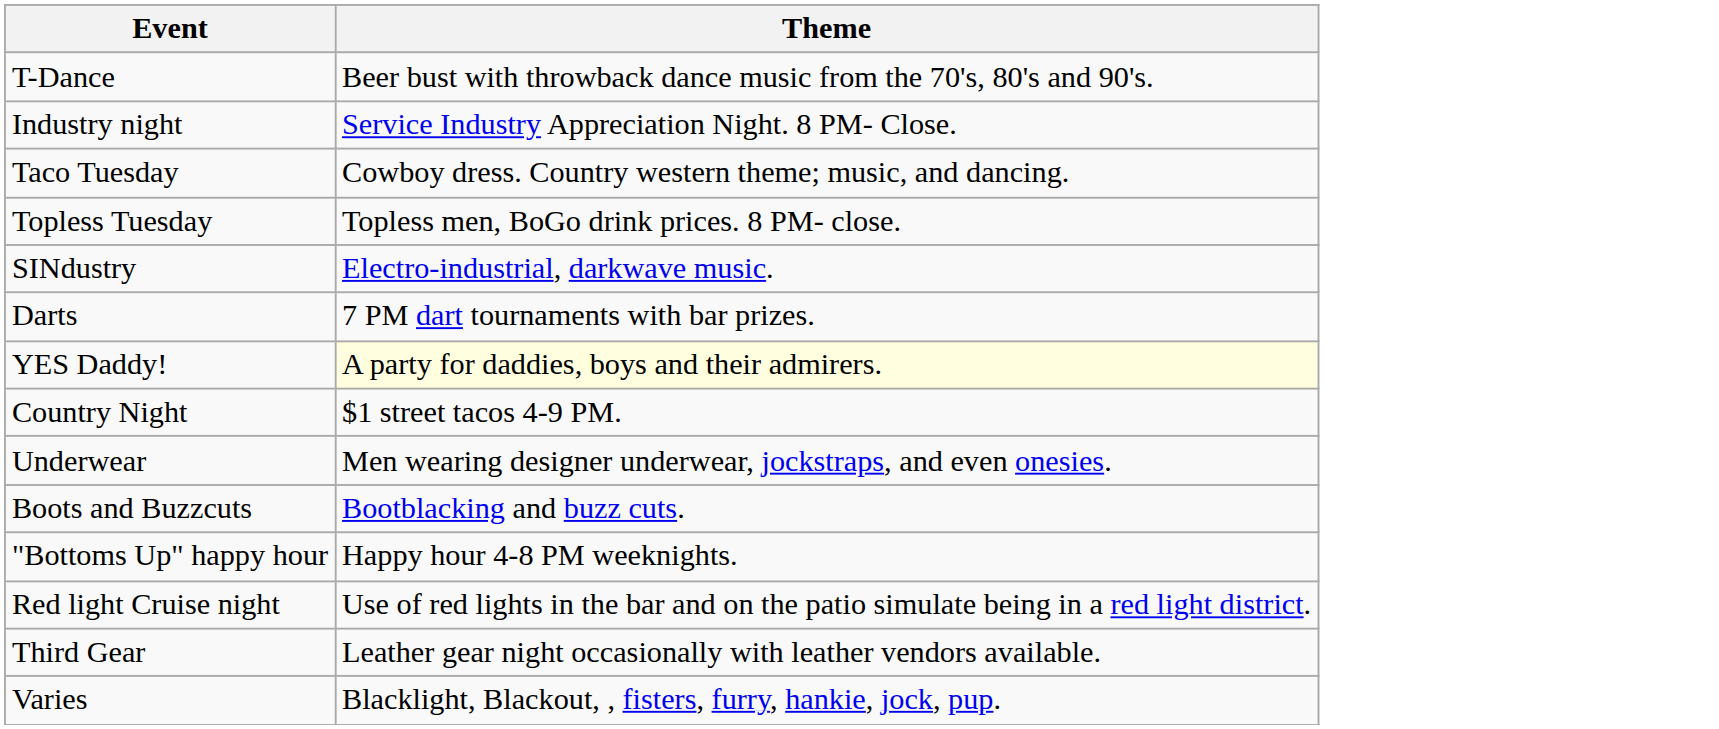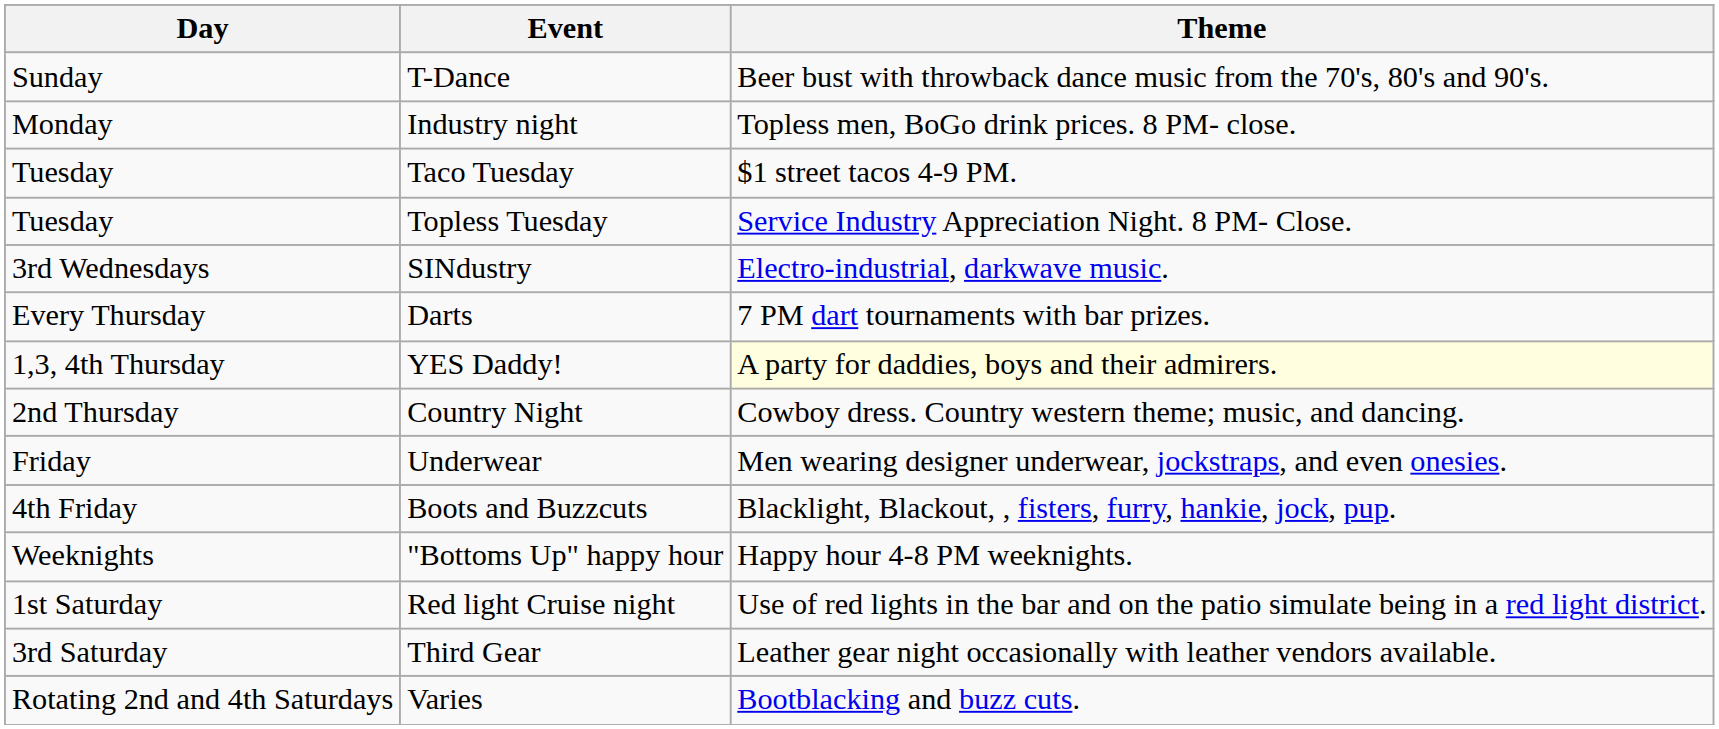+ column: (203, 28)
(649, 124) Service Industry Appreciation Night. 8 PM- Close. -> (1017, 124) Topless men, BoGo drink prices. 8 PM- close.
(706, 172) Cowboy dress. Country western theme; music, and dancing. -> (877, 172) $1 street tacos 4-9 PM.
(621, 220) Topless men, BoGo drink prices. 8 PM- close. -> (1045, 220) Service Industry Appreciation Night. 8 PM- Close.
(482, 412) $1 street tacos 4-9 PM. -> (1101, 412) Cowboy dress. Country western theme; music, and dancing.
(513, 508) Bootblacking and buzz cuts. -> (1067, 508) Blacklight, Blackout, , fisters, furry, hankie, jock, pup.
(672, 699) Blacklight, Blackout, , fisters, furry, hankie, jock, pup. -> (909, 699) Bootblacking and buzz cuts.
